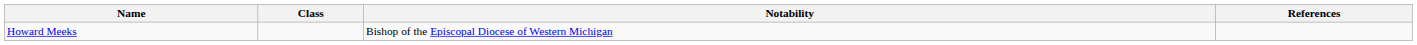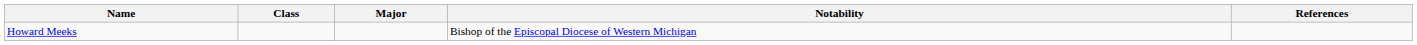+ column: (391, 13)
